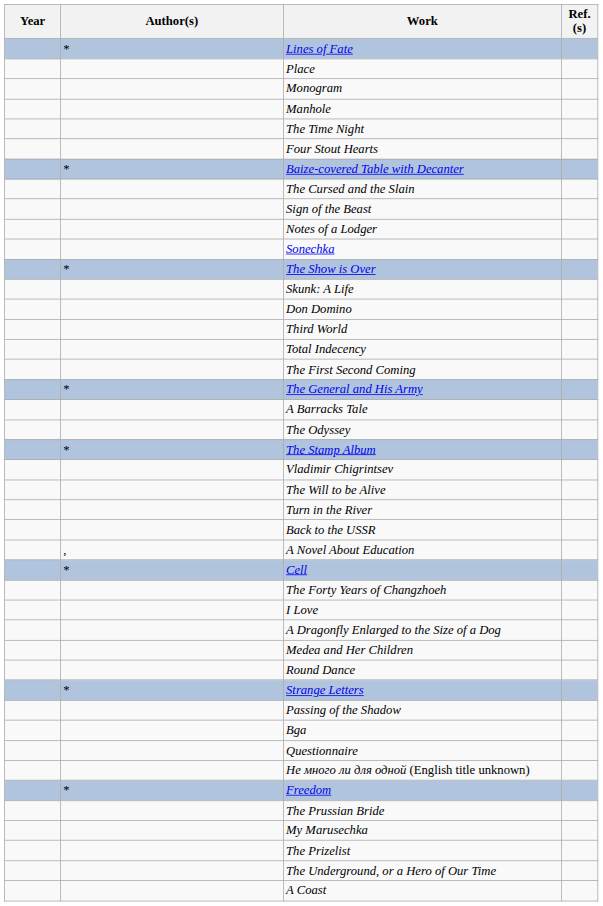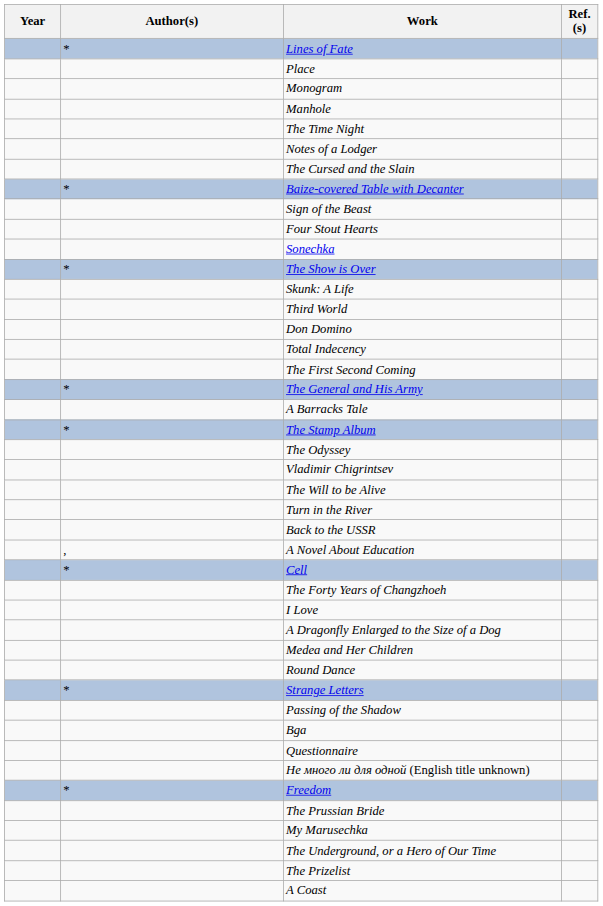rows swapped: (332, 149) <-> (332, 229)
rows swapped: (375, 169) <-> (350, 189)
rows swapped: (319, 309) <-> (317, 329)
rows swapped: (318, 429) <-> (331, 449)
rows swapped: (318, 850) <-> (391, 870)
